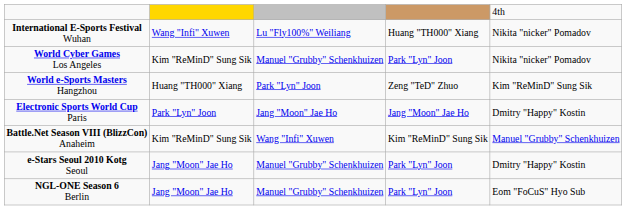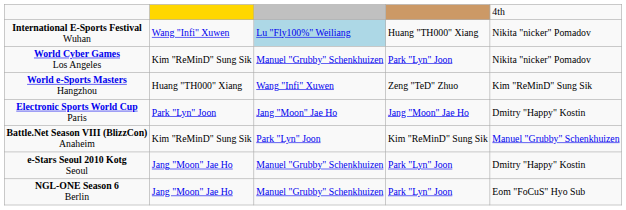(303, 33) no background -> (303, 33) lightblue background
(288, 86) Park "Lyn" Joon -> (295, 86) Wang "Infi" Xuwen
(295, 139) Wang "Infi" Xuwen -> (288, 139) Park "Lyn" Joon
